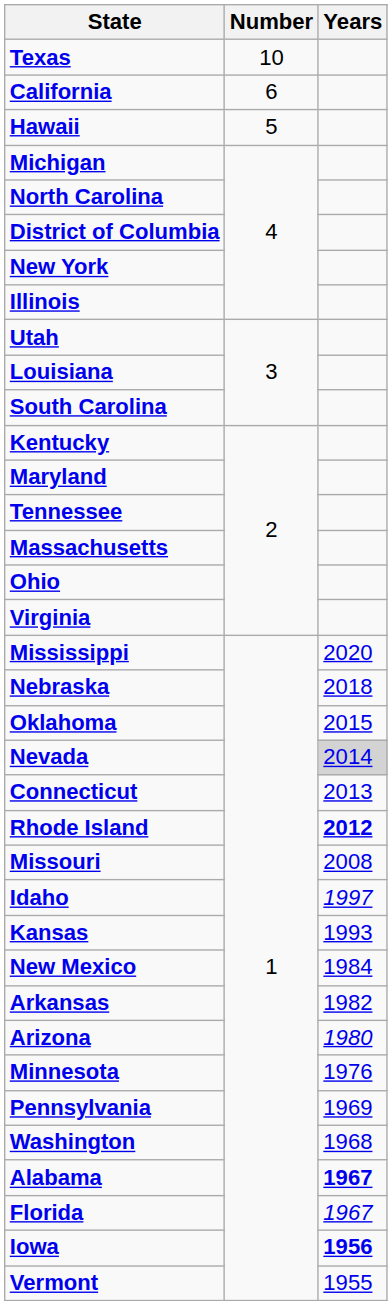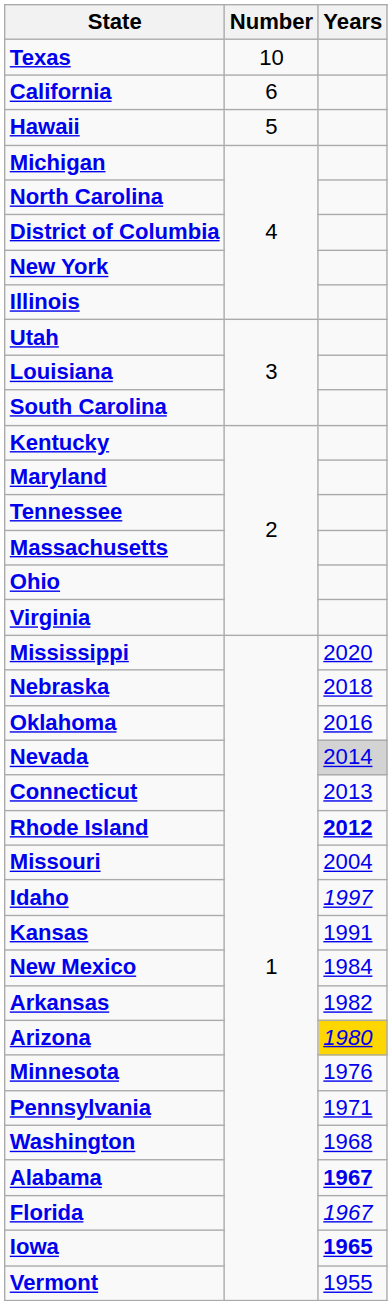(348, 722) 2015 -> (348, 722) 2016
(348, 862) 2008 -> (348, 862) 2004
(348, 932) 1993 -> (348, 932) 1991
(348, 1037) no background -> (348, 1037) gold background
(348, 1107) 1969 -> (348, 1107) 1971
(348, 1247) 1956 -> (348, 1247) 1965
